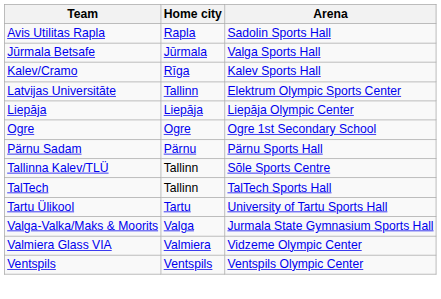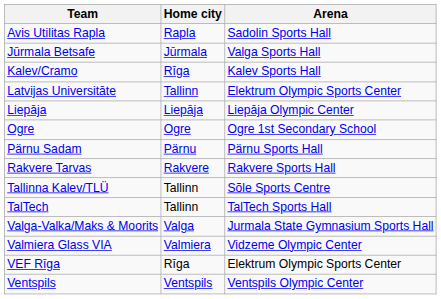+ row: (49, 168)
- row: (41, 206)
+ row: (34, 264)
